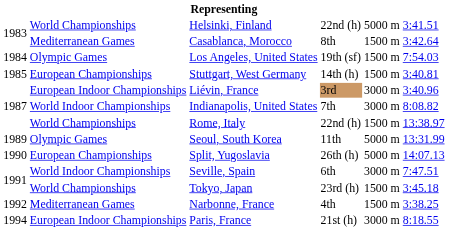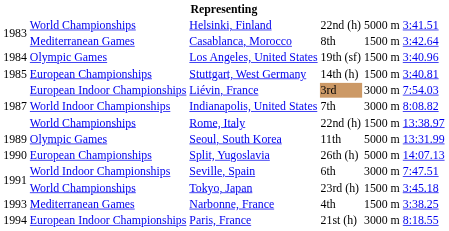(421, 57) 7:54.03 -> (421, 57) 3:40.96
(421, 90) 3:40.96 -> (421, 90) 7:54.03
(15, 204) 1992 -> (15, 204) 1993
